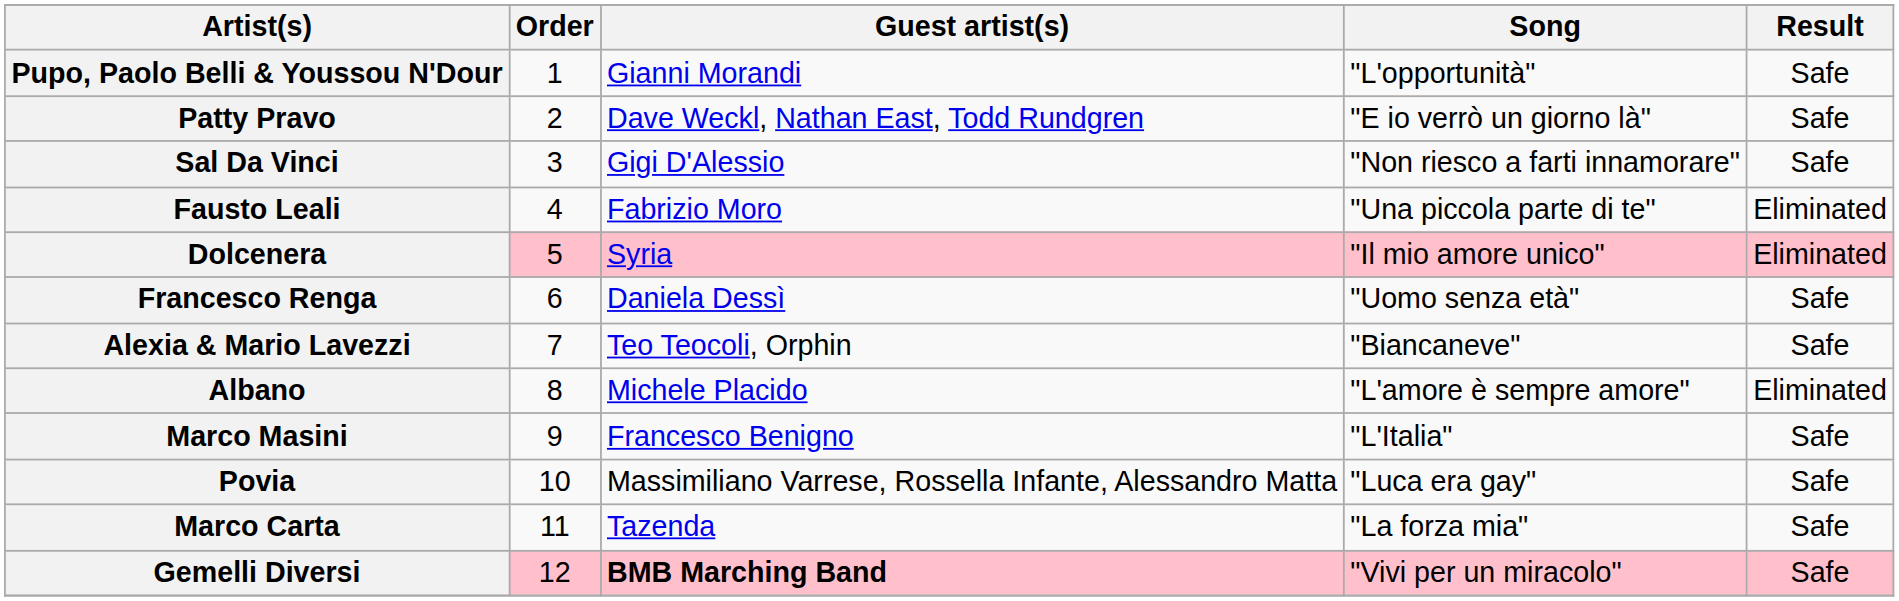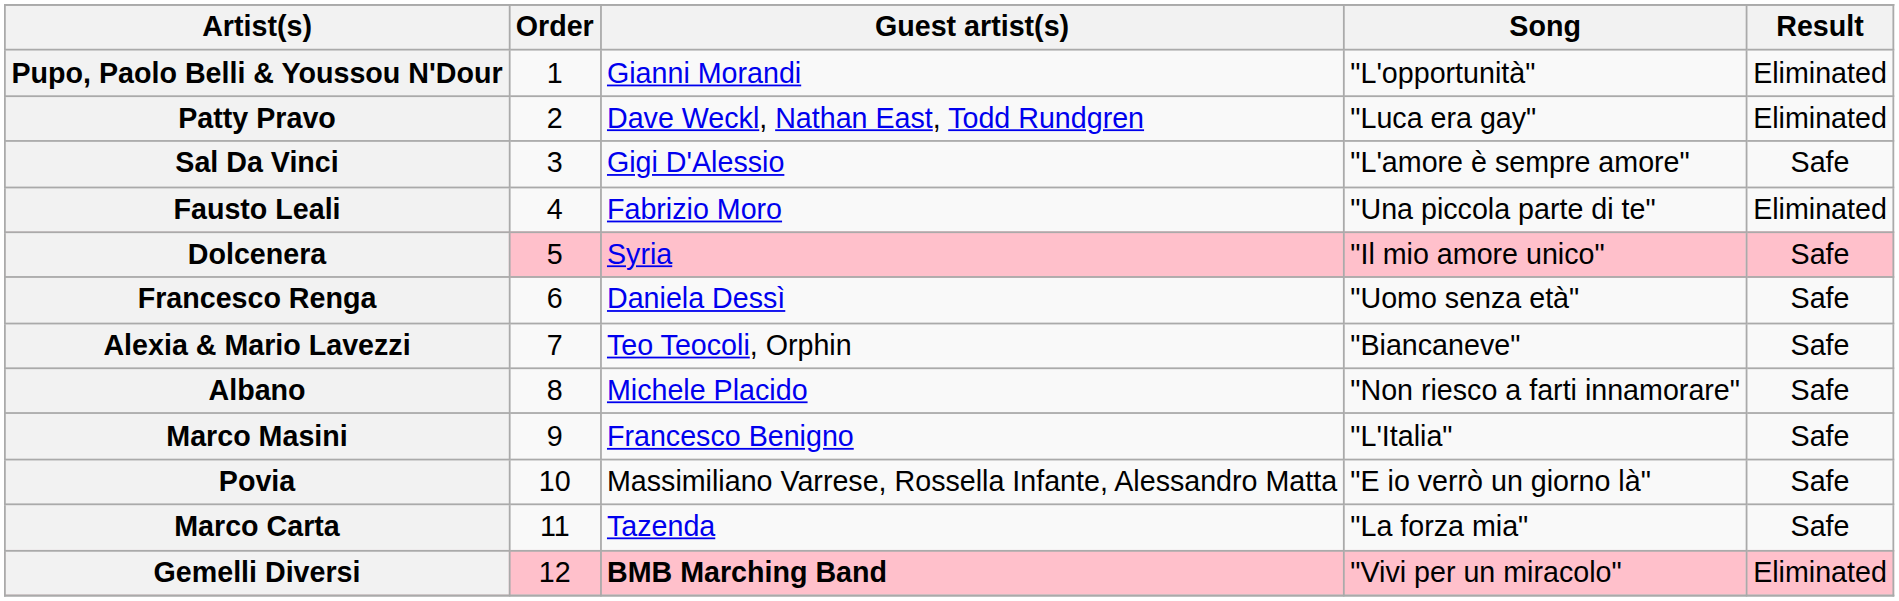(1820, 72) Safe -> (1820, 72) Eliminated
(1501, 118) "E io verrò un giorno là" -> (1443, 118) "Luca era gay"
(1820, 118) Safe -> (1820, 118) Eliminated
(1545, 163) "Non riesco a farti innamorare" -> (1520, 163) "L'amore è sempre amore"
(1820, 254) Eliminated -> (1820, 254) Safe
(1520, 390) "L'amore è sempre amore" -> (1545, 390) "Non riesco a farti innamorare"
(1820, 390) Eliminated -> (1820, 390) Safe
(1443, 481) "Luca era gay" -> (1501, 481) "E io verrò un giorno là"
(1820, 572) Safe -> (1820, 572) Eliminated
